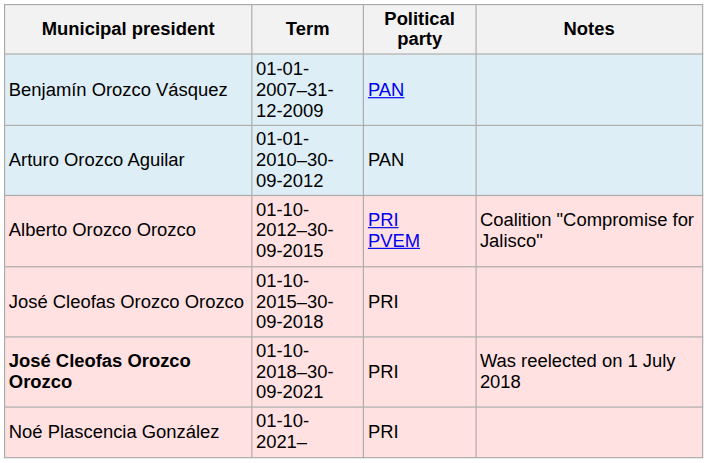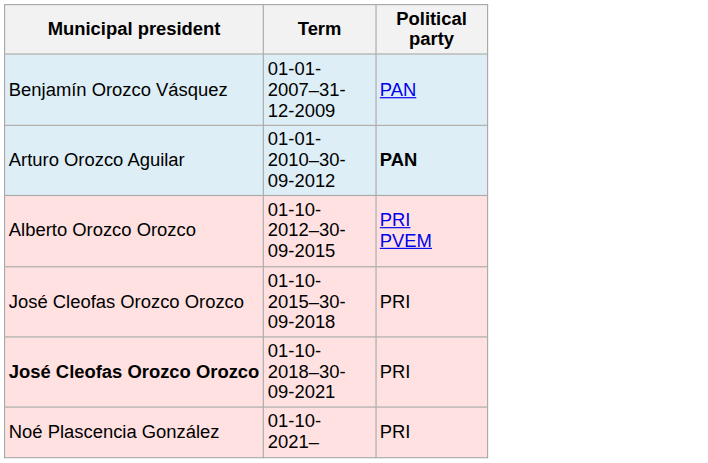- column: (589, 29)
(386, 160) normal -> (399, 160) bold
